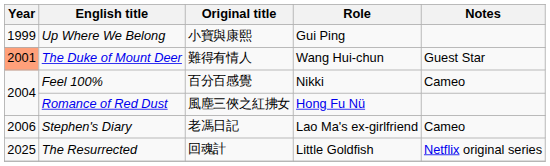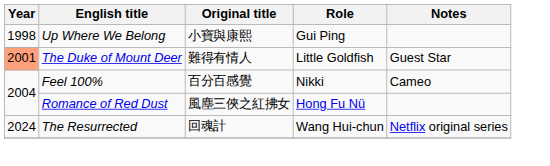(22, 36) 1999 -> (22, 36) 1998
(340, 58) Wang Hui-chun -> (335, 58) Little Goldfish
- row: (87, 126)
(22, 149) 2025 -> (22, 126) 2024
(335, 149) Little Goldfish -> (340, 126) Wang Hui-chun
